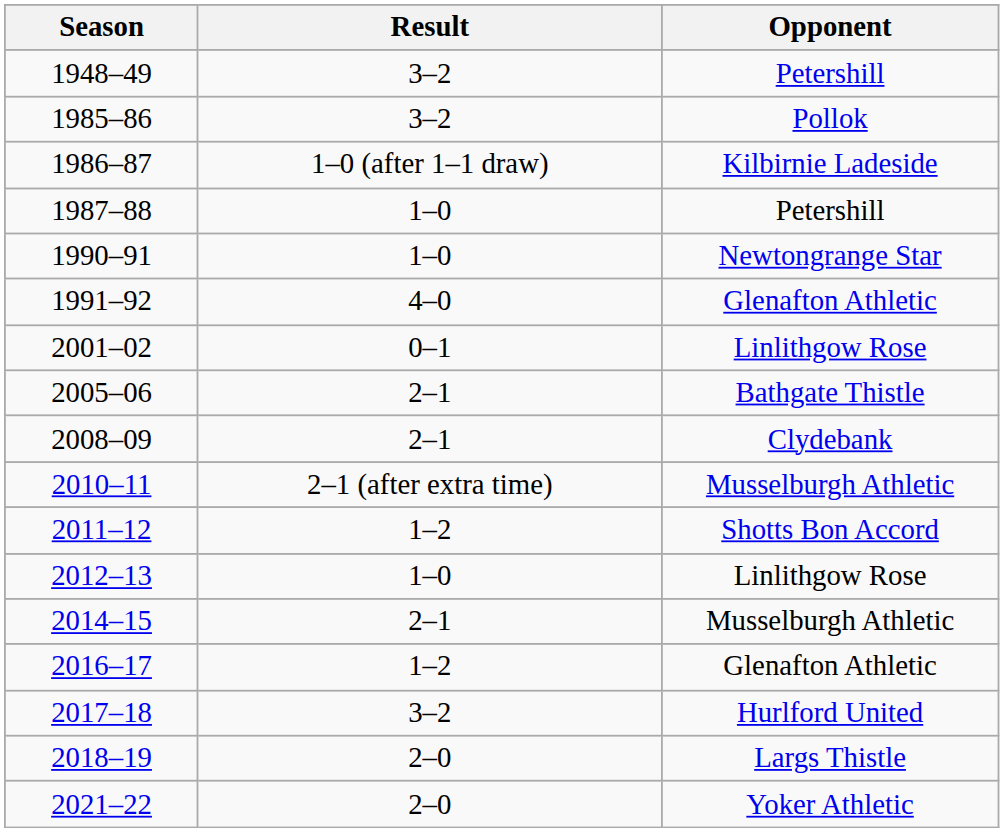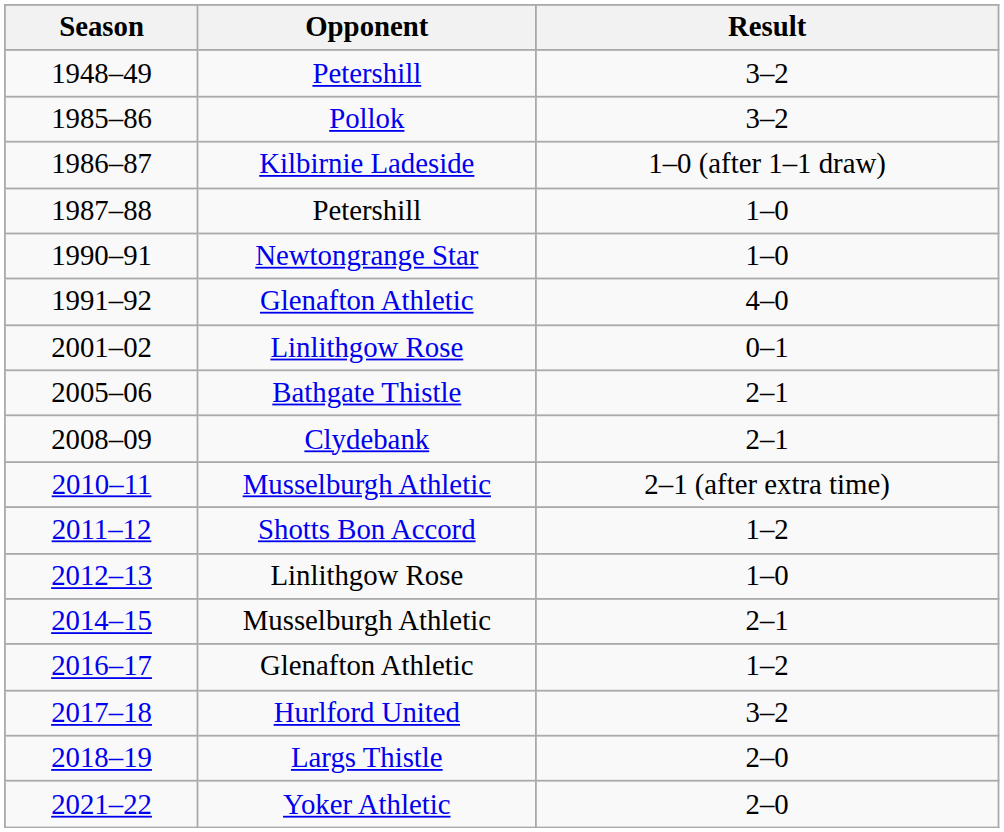columns swapped: (830, 27) <-> (430, 27)
